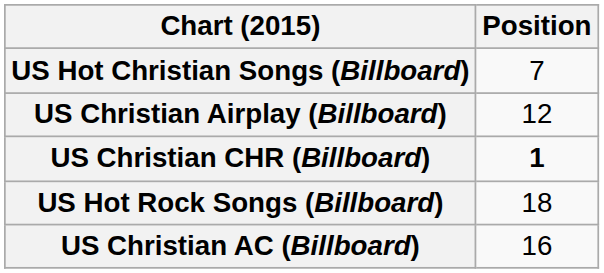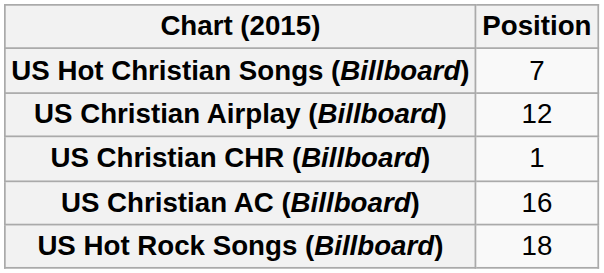(537, 158) bold -> (537, 158) normal
rows swapped: (240, 245) <-> (240, 202)
